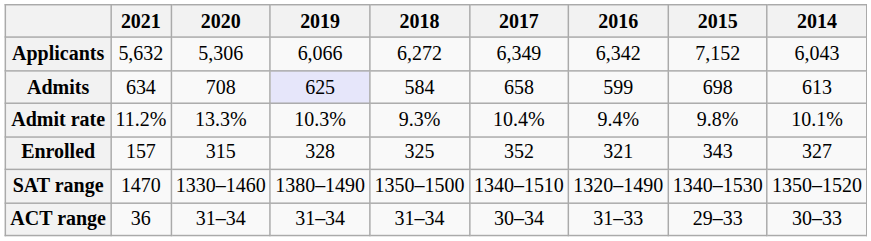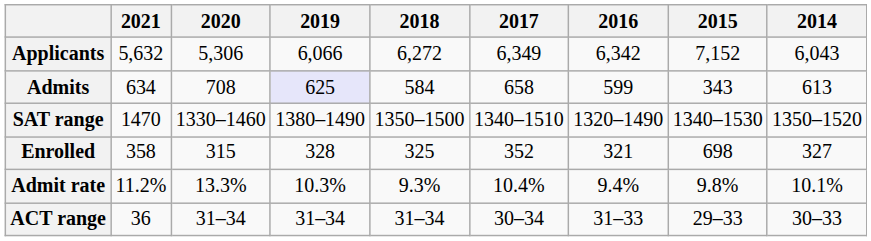(718, 86) 698 -> (718, 86) 343
rows swapped: (58, 119) <-> (58, 185)
(141, 152) 157 -> (141, 152) 358
(718, 152) 343 -> (718, 152) 698
